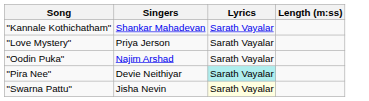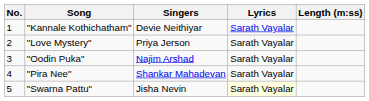+ column: (14, 12)
(161, 28) Shankar Mahadevan -> (169, 28) Devie Neithiyar
(149, 74) Devie Neithiyar -> (181, 74) Shankar Mahadevan
(242, 74) paleturquoise background -> (262, 74) no background
